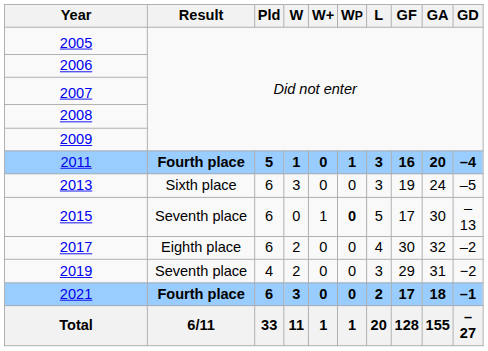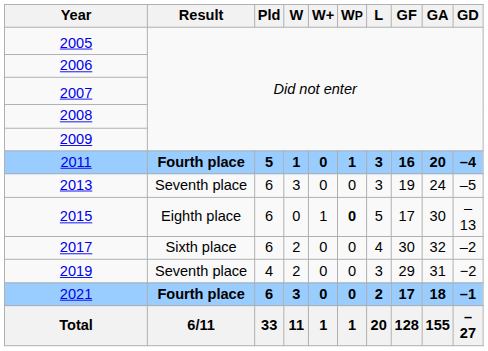(201, 185) Sixth place -> (201, 185) Seventh place
(201, 216) Seventh place -> (201, 216) Eighth place
(201, 248) Eighth place -> (201, 248) Sixth place
